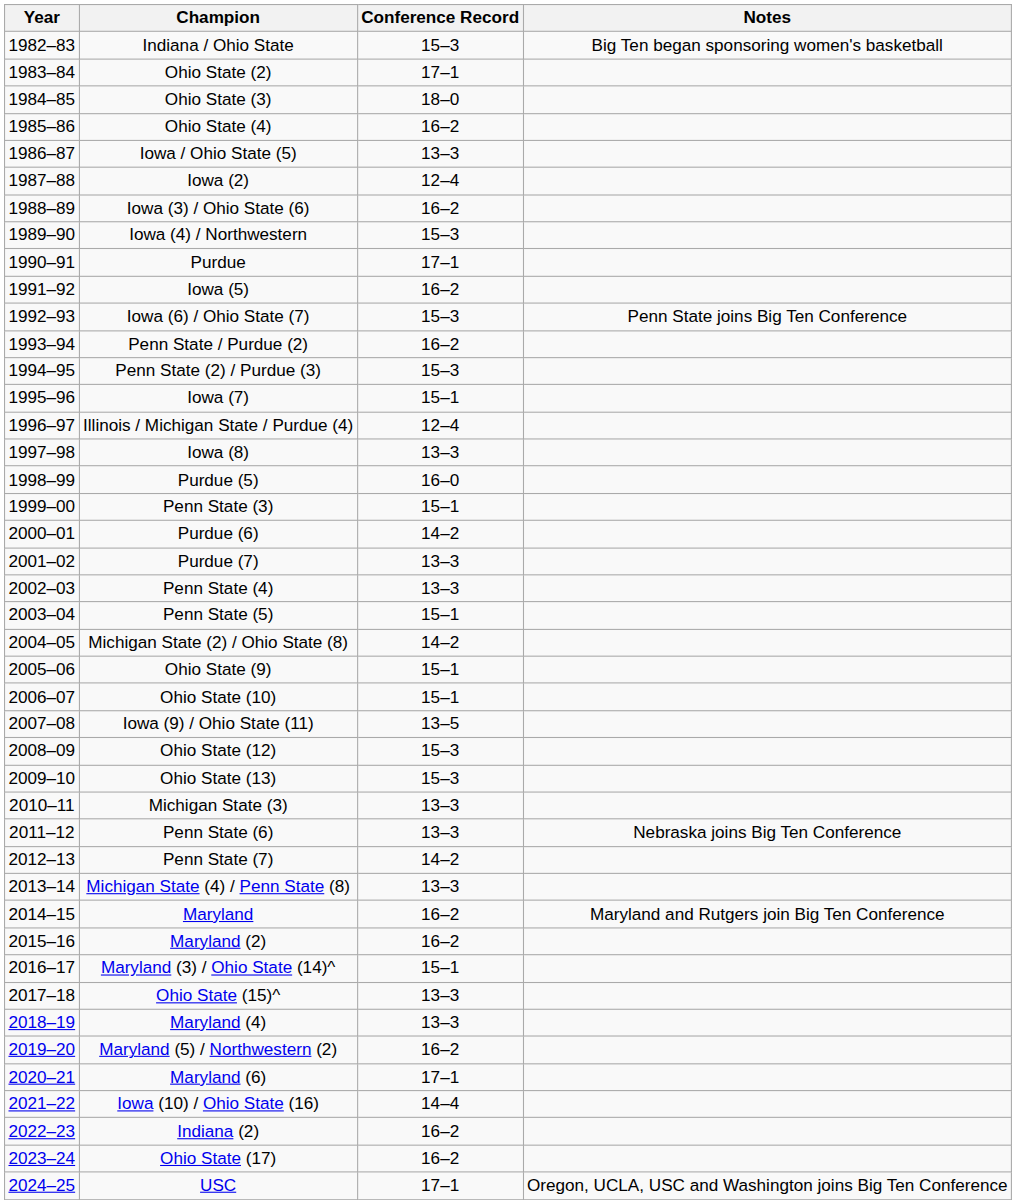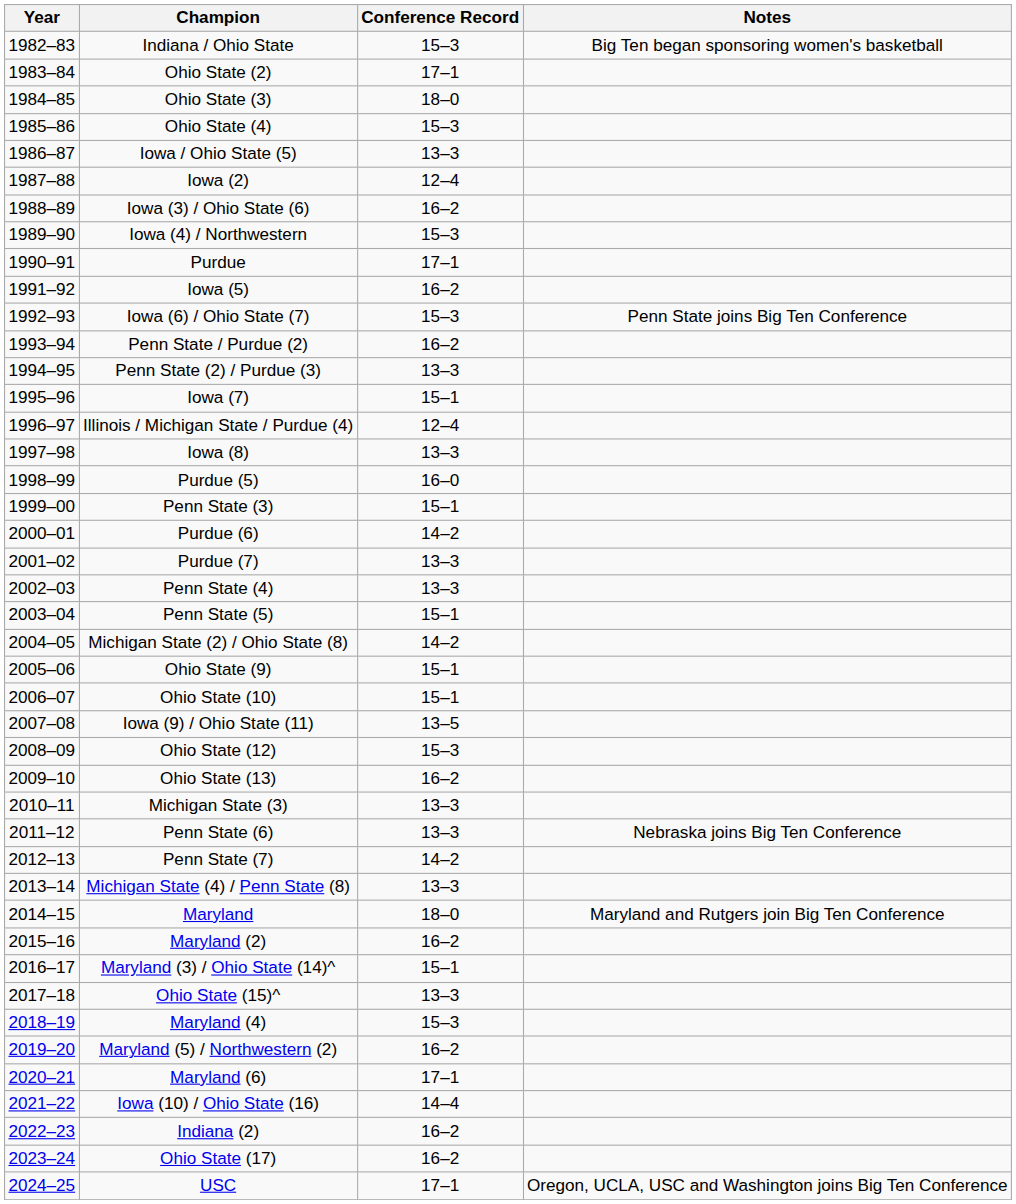(440, 126) 16–2 -> (440, 126) 15–3
(440, 371) 15–3 -> (440, 371) 13–3
(440, 778) 15–3 -> (440, 778) 16–2
(440, 914) 16–2 -> (440, 914) 18–0
(440, 1022) 13–3 -> (440, 1022) 15–3
